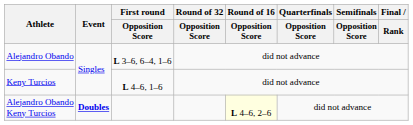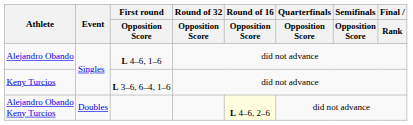(143, 62) L 3–6, 6–4, 1–6 -> (141, 62) L 4–6, 1–6
(143, 87) L 4–6, 1–6 -> (141, 87) L 3–6, 6–4, 1–6
(94, 108) bold -> (93, 108) normal
